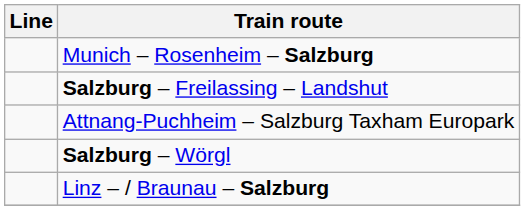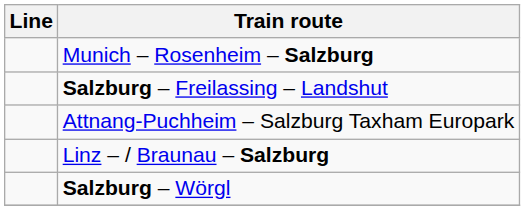rows swapped: (196, 188) <-> (147, 155)
